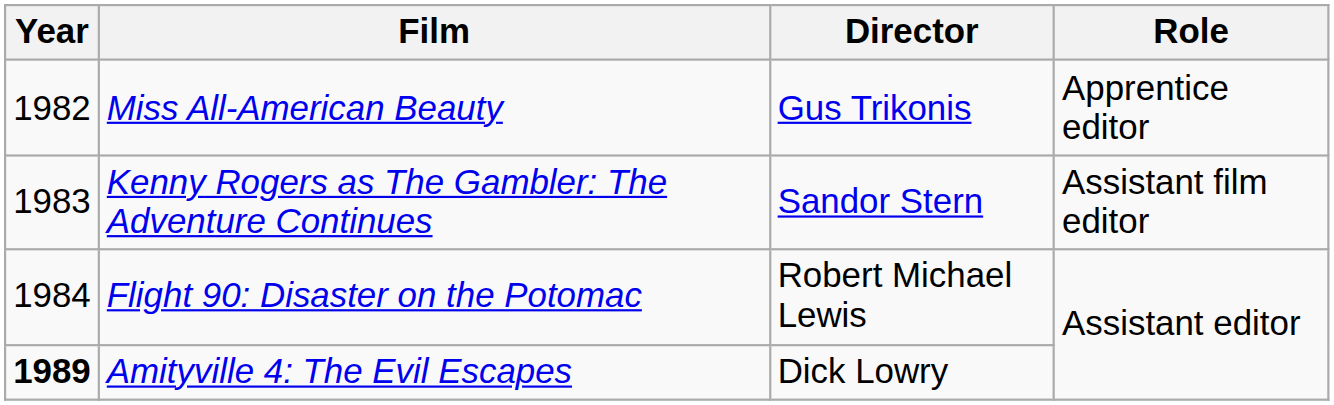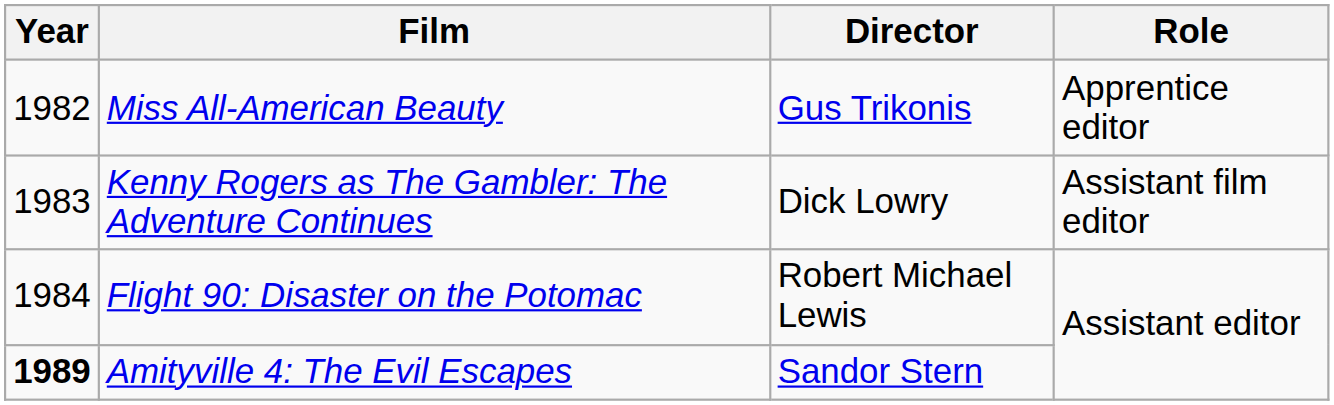(880, 201) Sandor Stern -> (863, 201) Dick Lowry
(863, 371) Dick Lowry -> (880, 371) Sandor Stern
